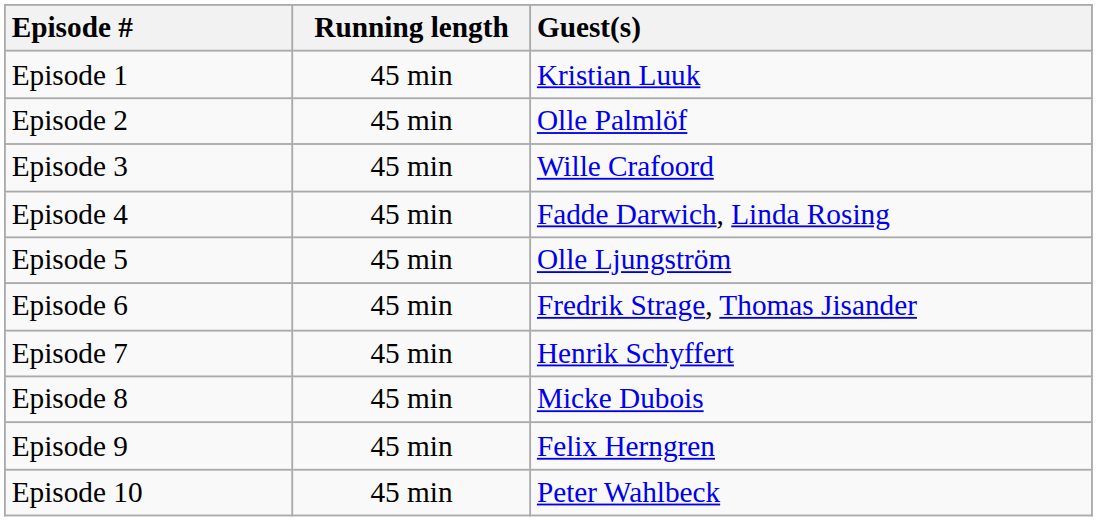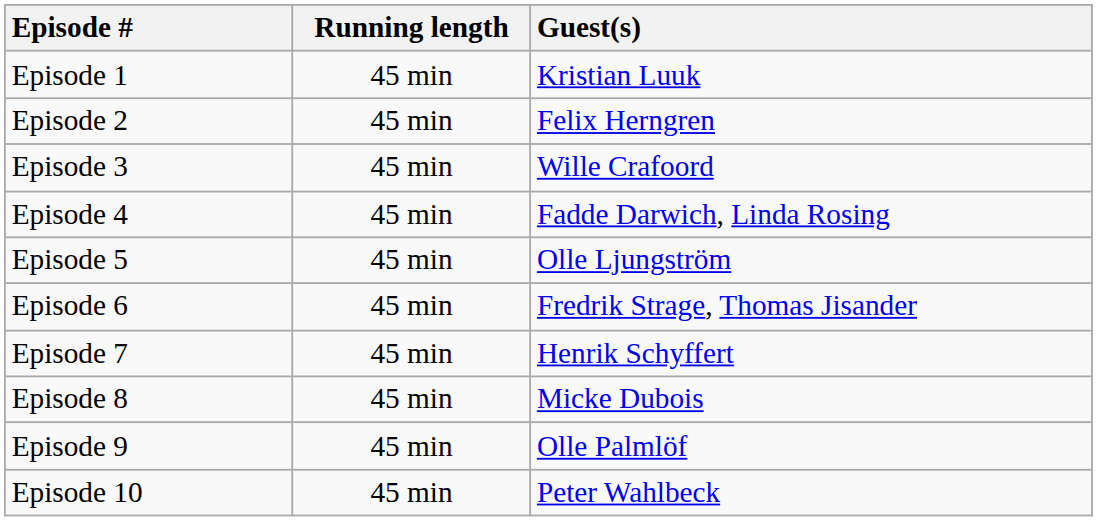(612, 120) Olle Palmlöf -> (626, 120) Felix Herngren
(626, 445) Felix Herngren -> (612, 445) Olle Palmlöf
